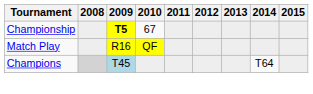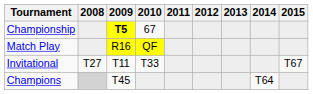+ row: (32, 64)
(121, 64) lightblue background -> (121, 81) no background
